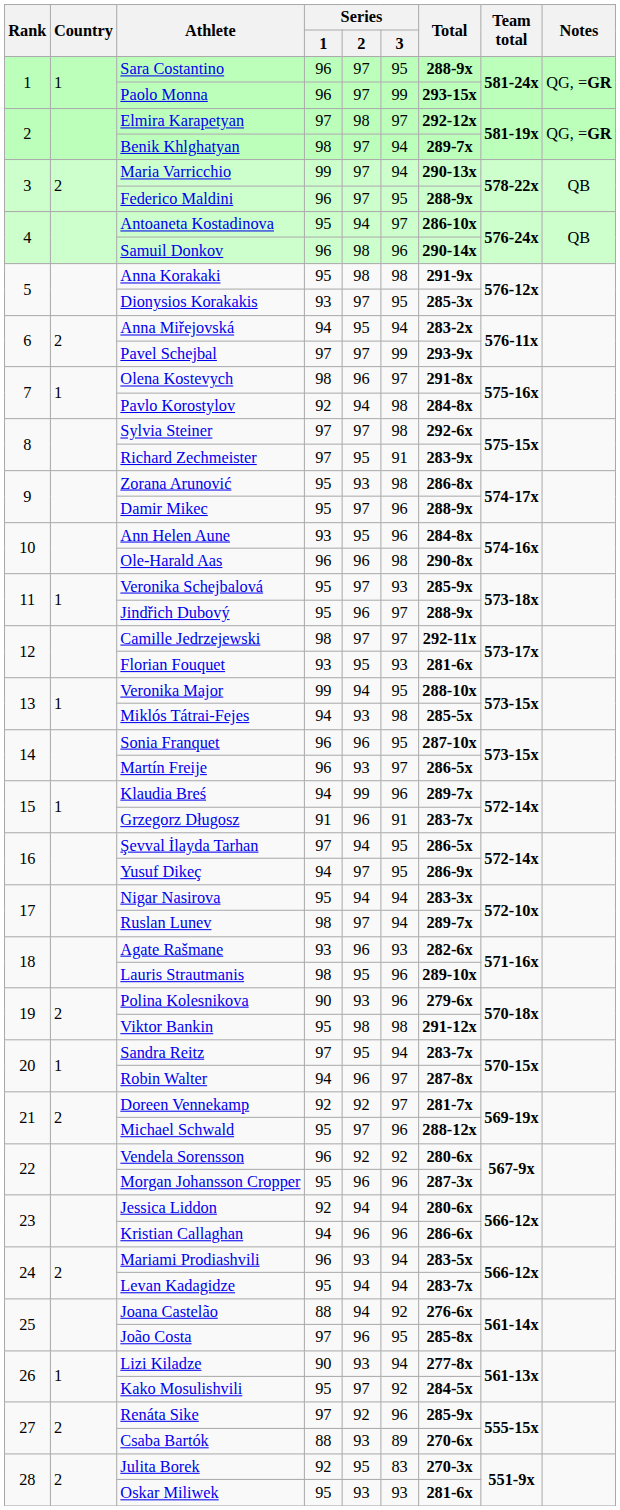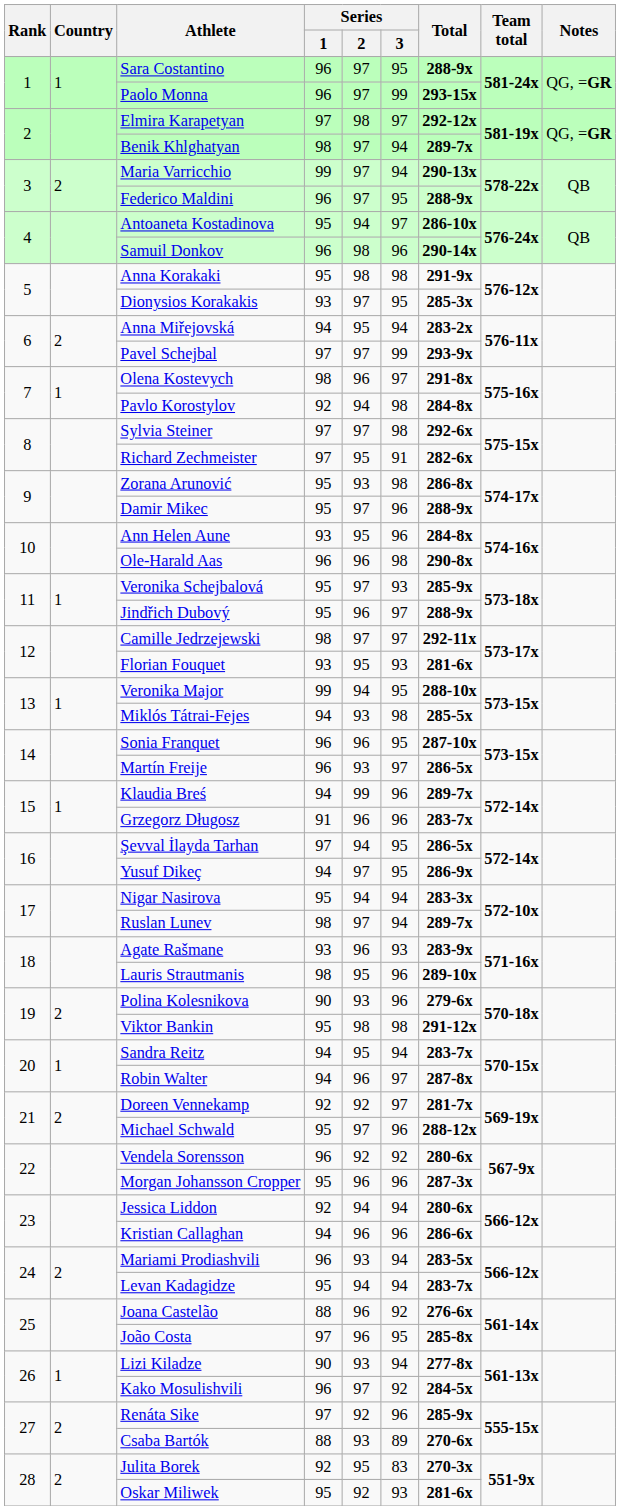(450, 457) 283-9x -> (450, 457) 282-6x
(400, 819) 91 -> (400, 819) 96
(450, 949) 282-6x -> (450, 949) 283-9x
(323, 1052) 97 -> (323, 1052) 94
(361, 1311) 94 -> (361, 1311) 96
(323, 1389) 95 -> (323, 1389) 96
(361, 1492) 93 -> (361, 1492) 92
